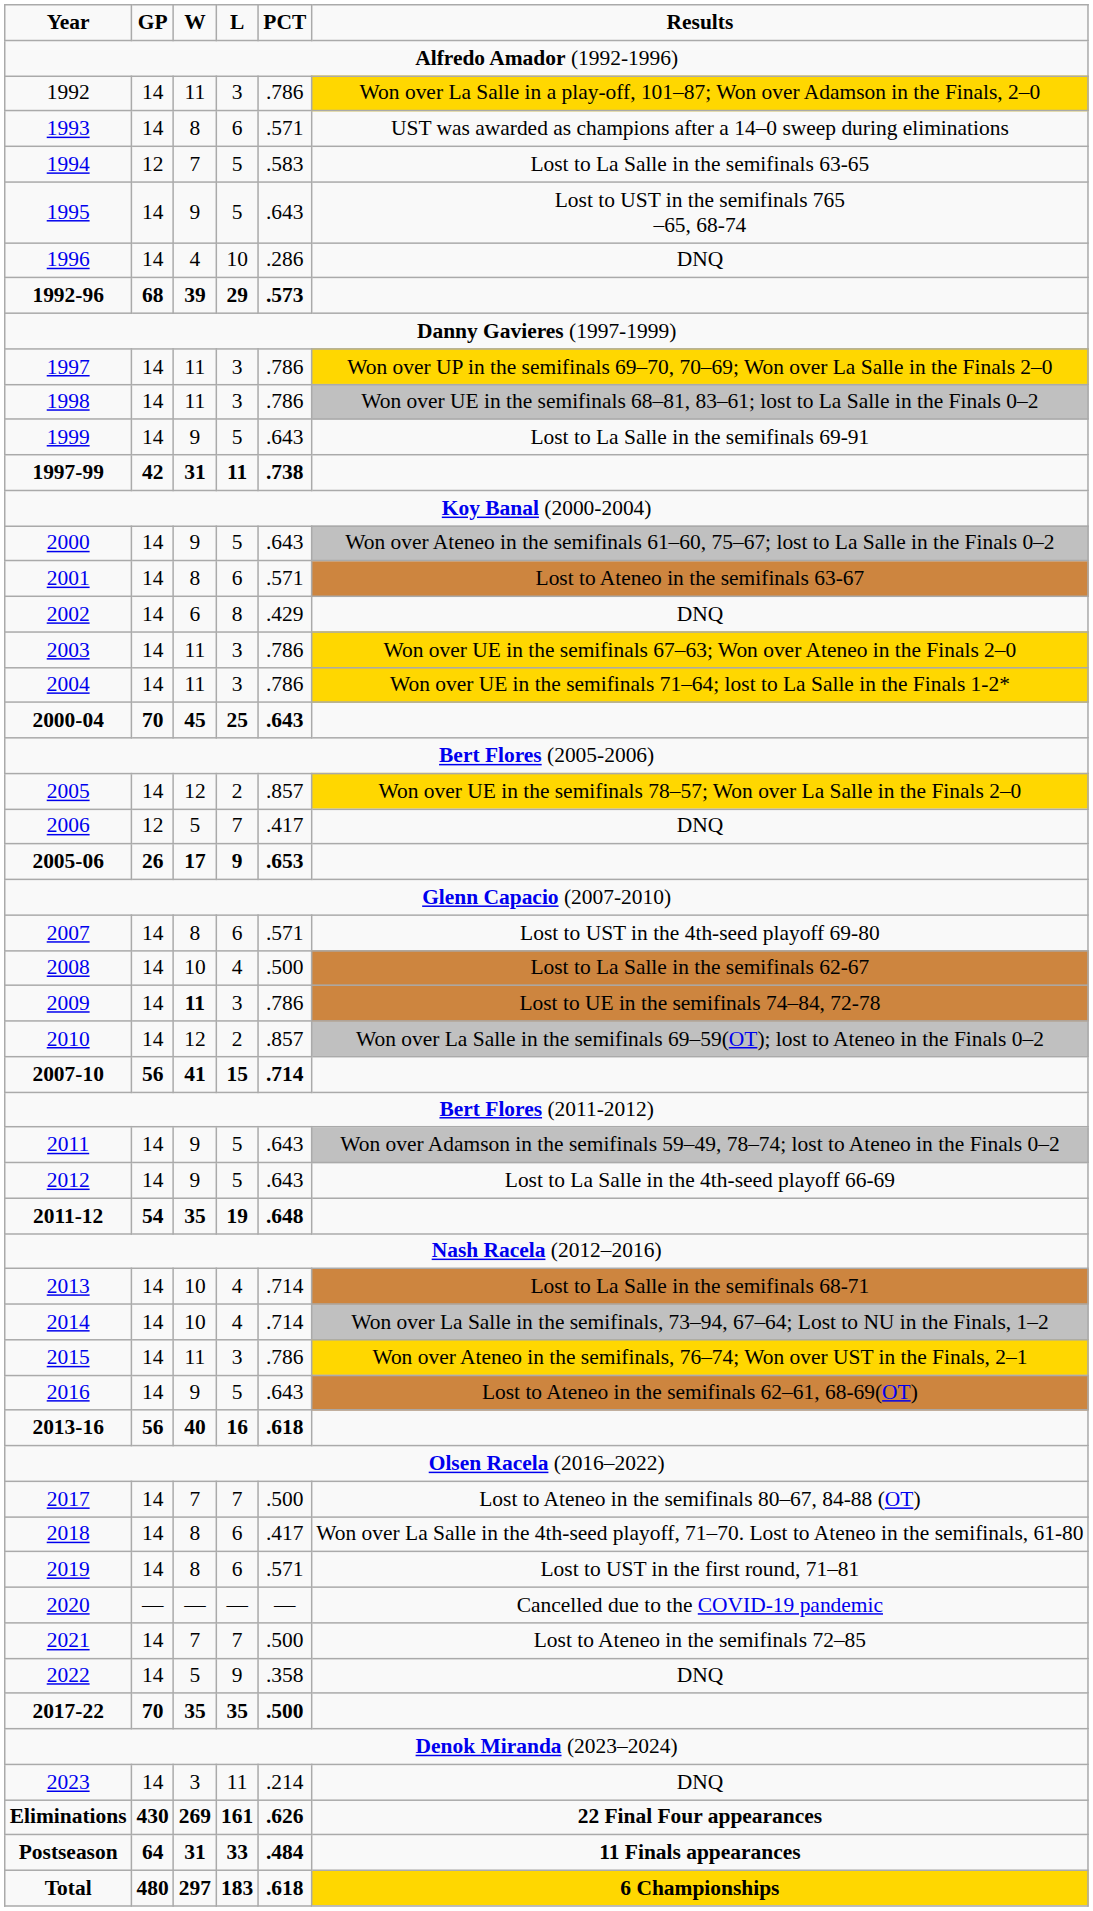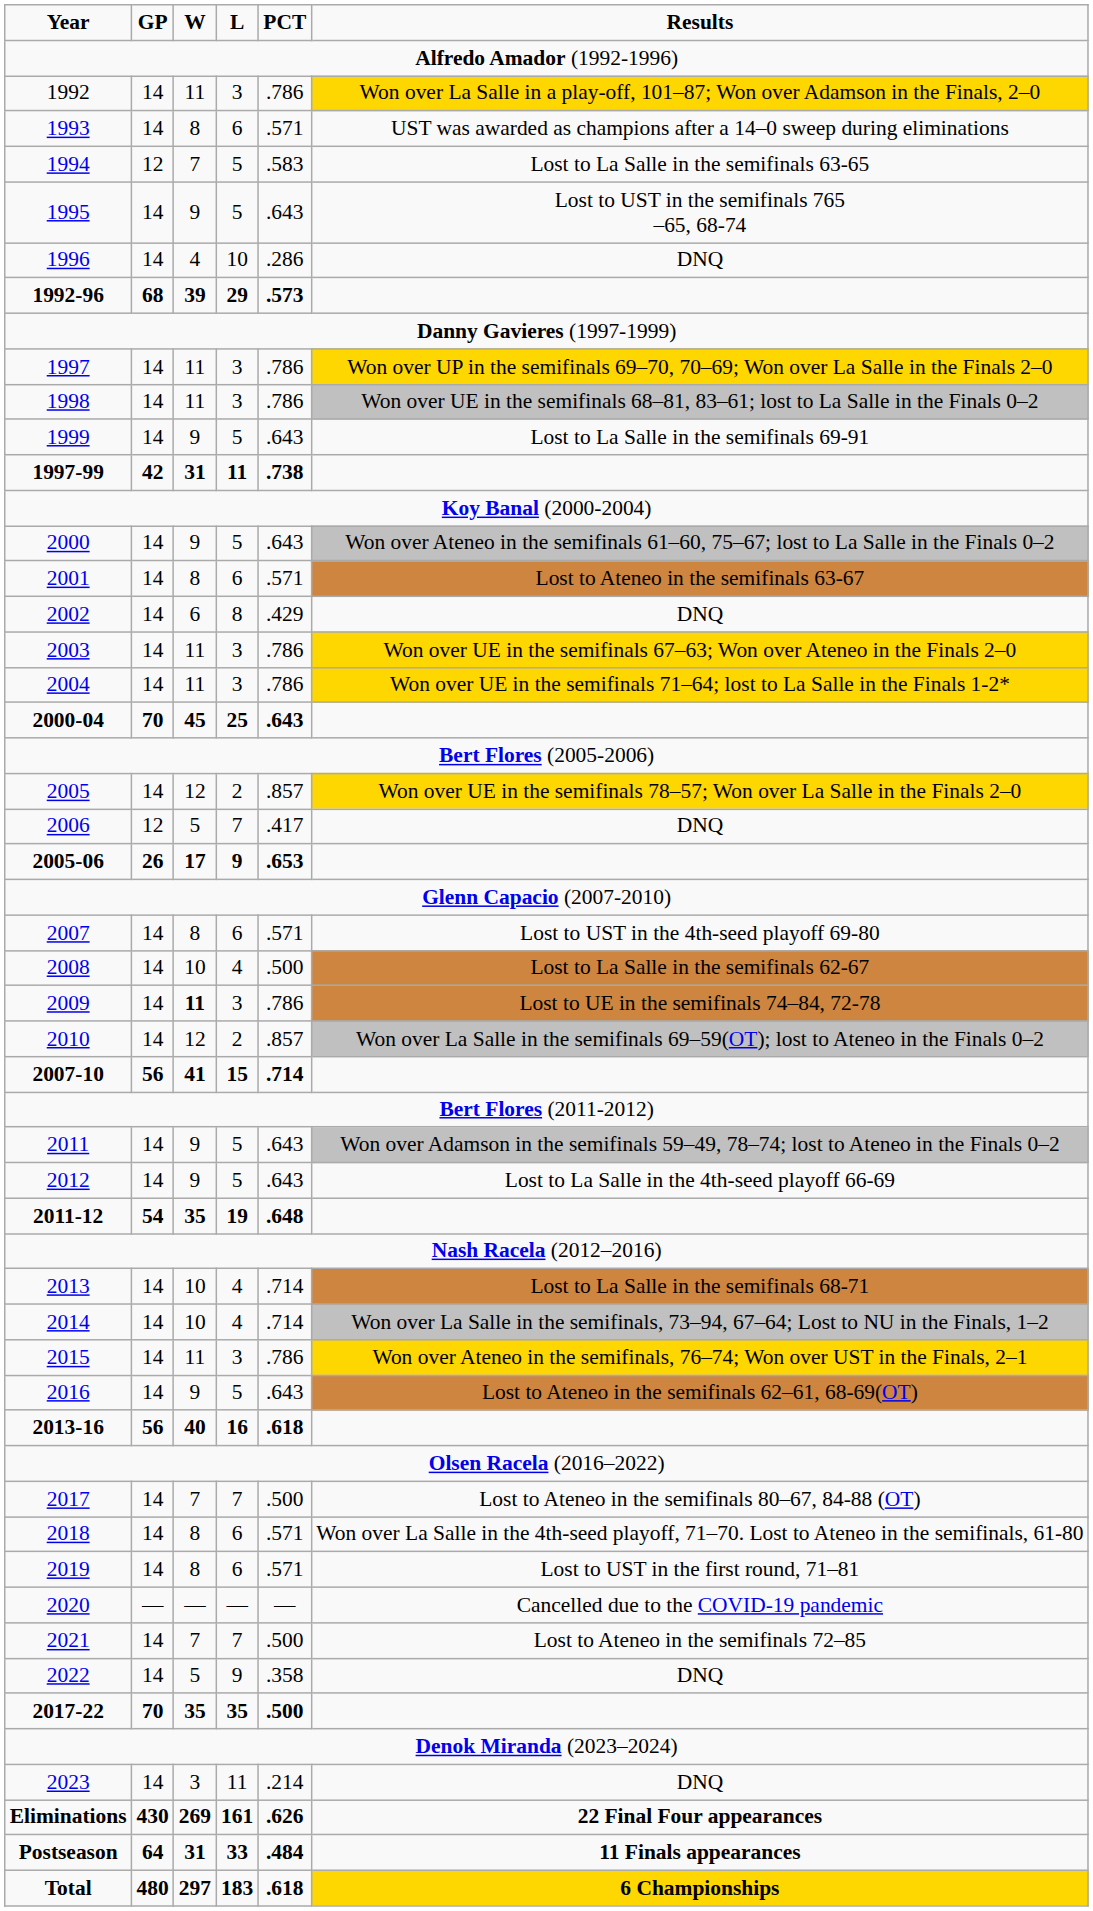(285, 1534) .417 -> (285, 1534) .571
